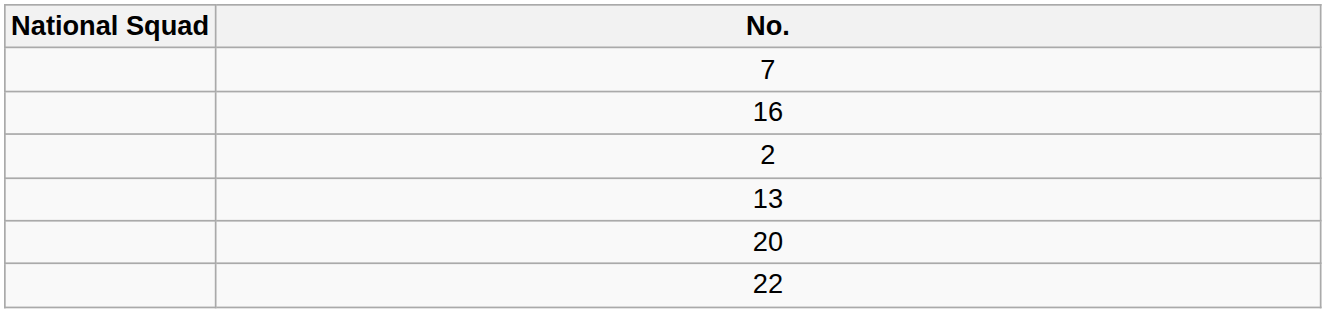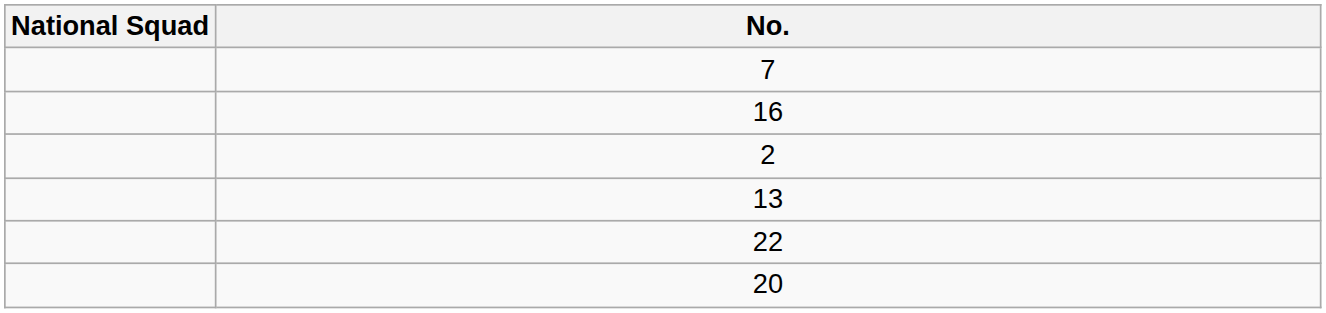rows swapped: (768, 284) <-> (768, 241)
